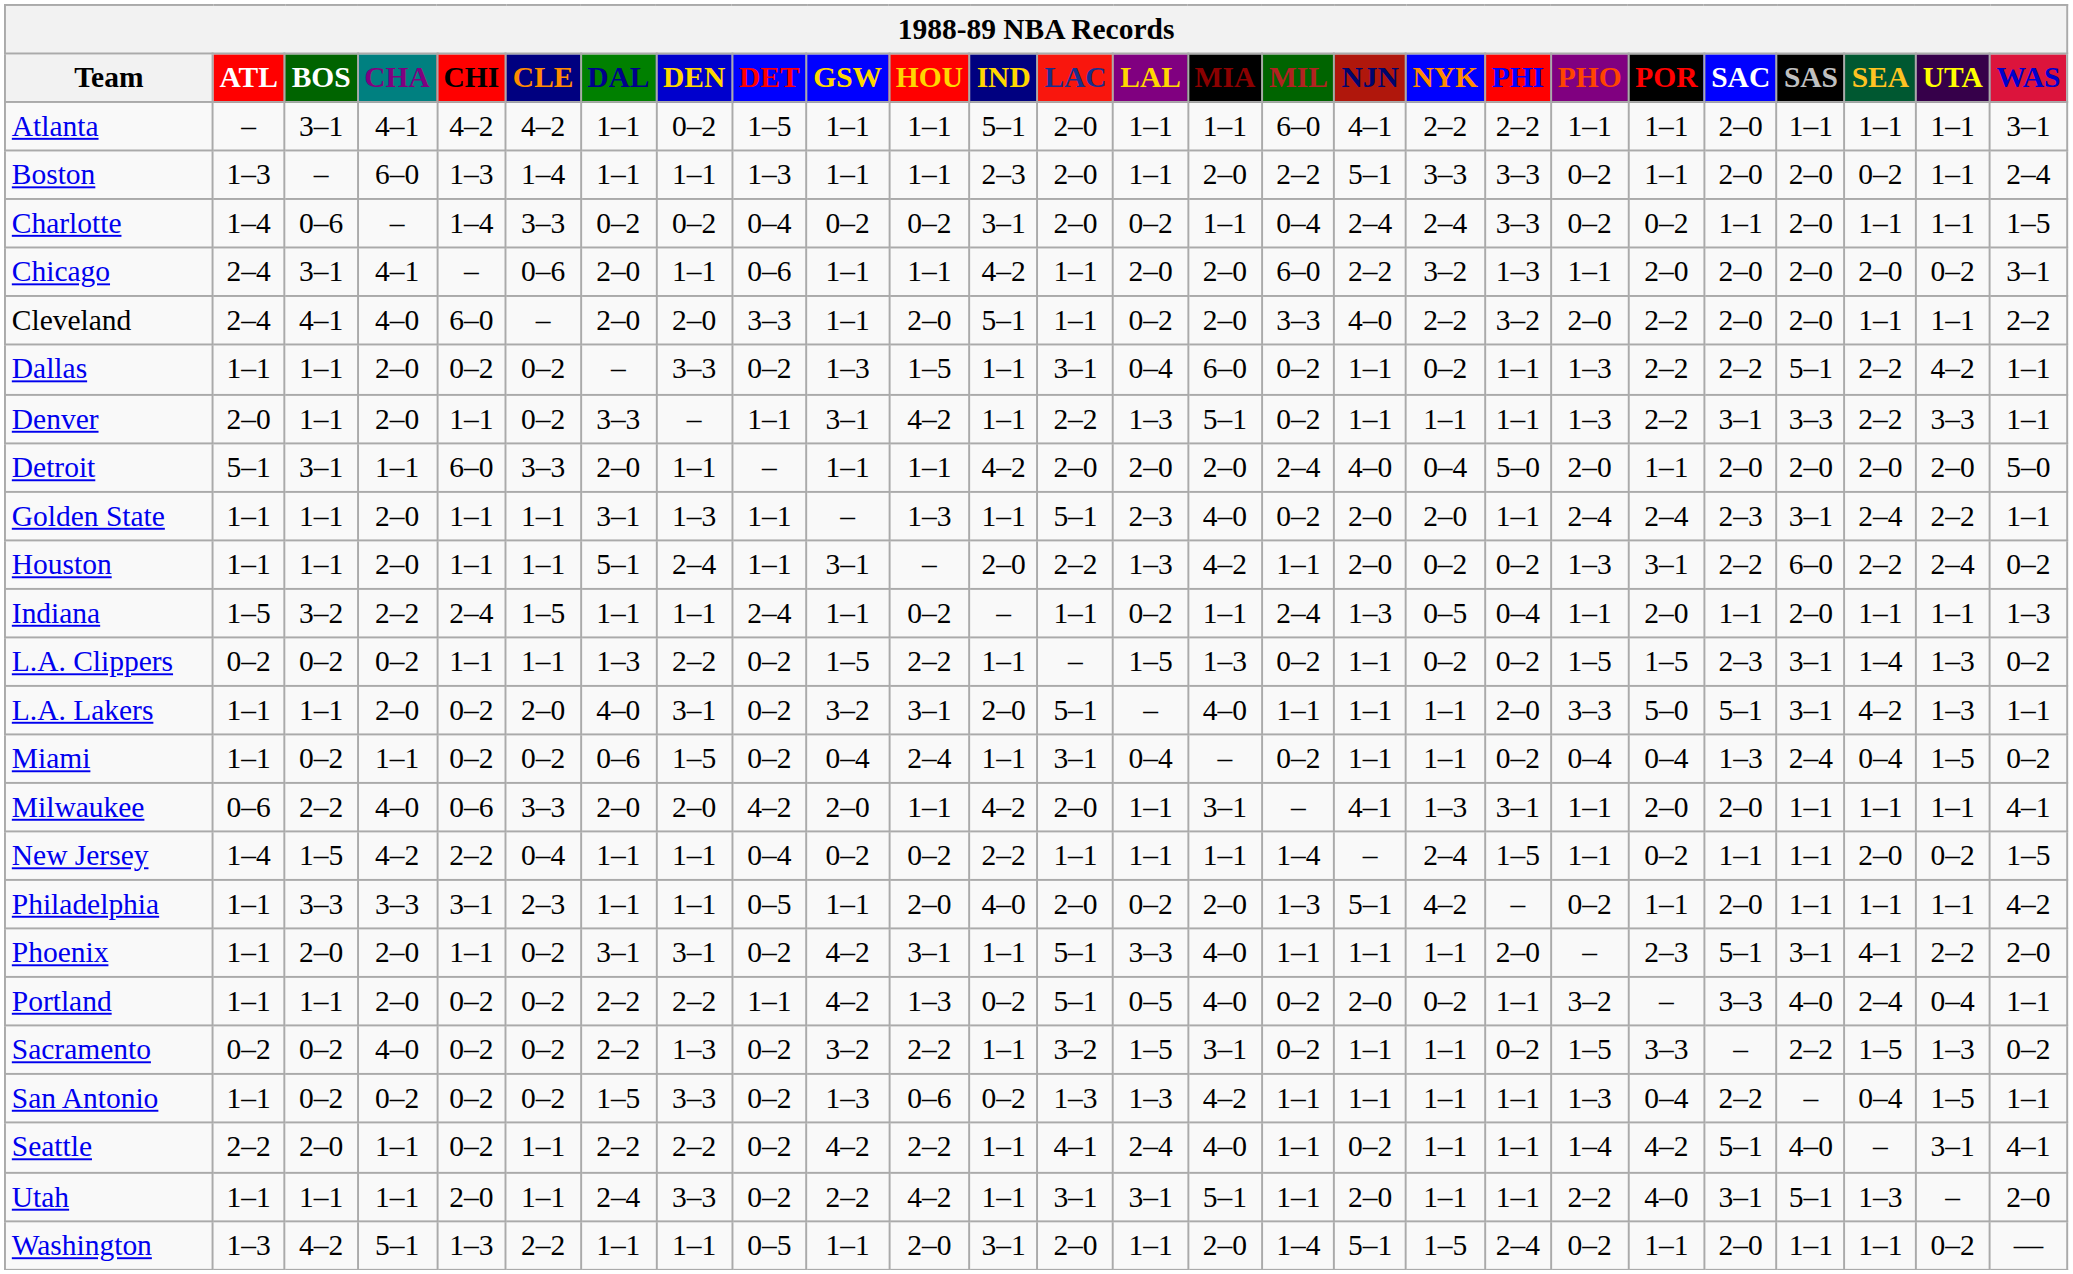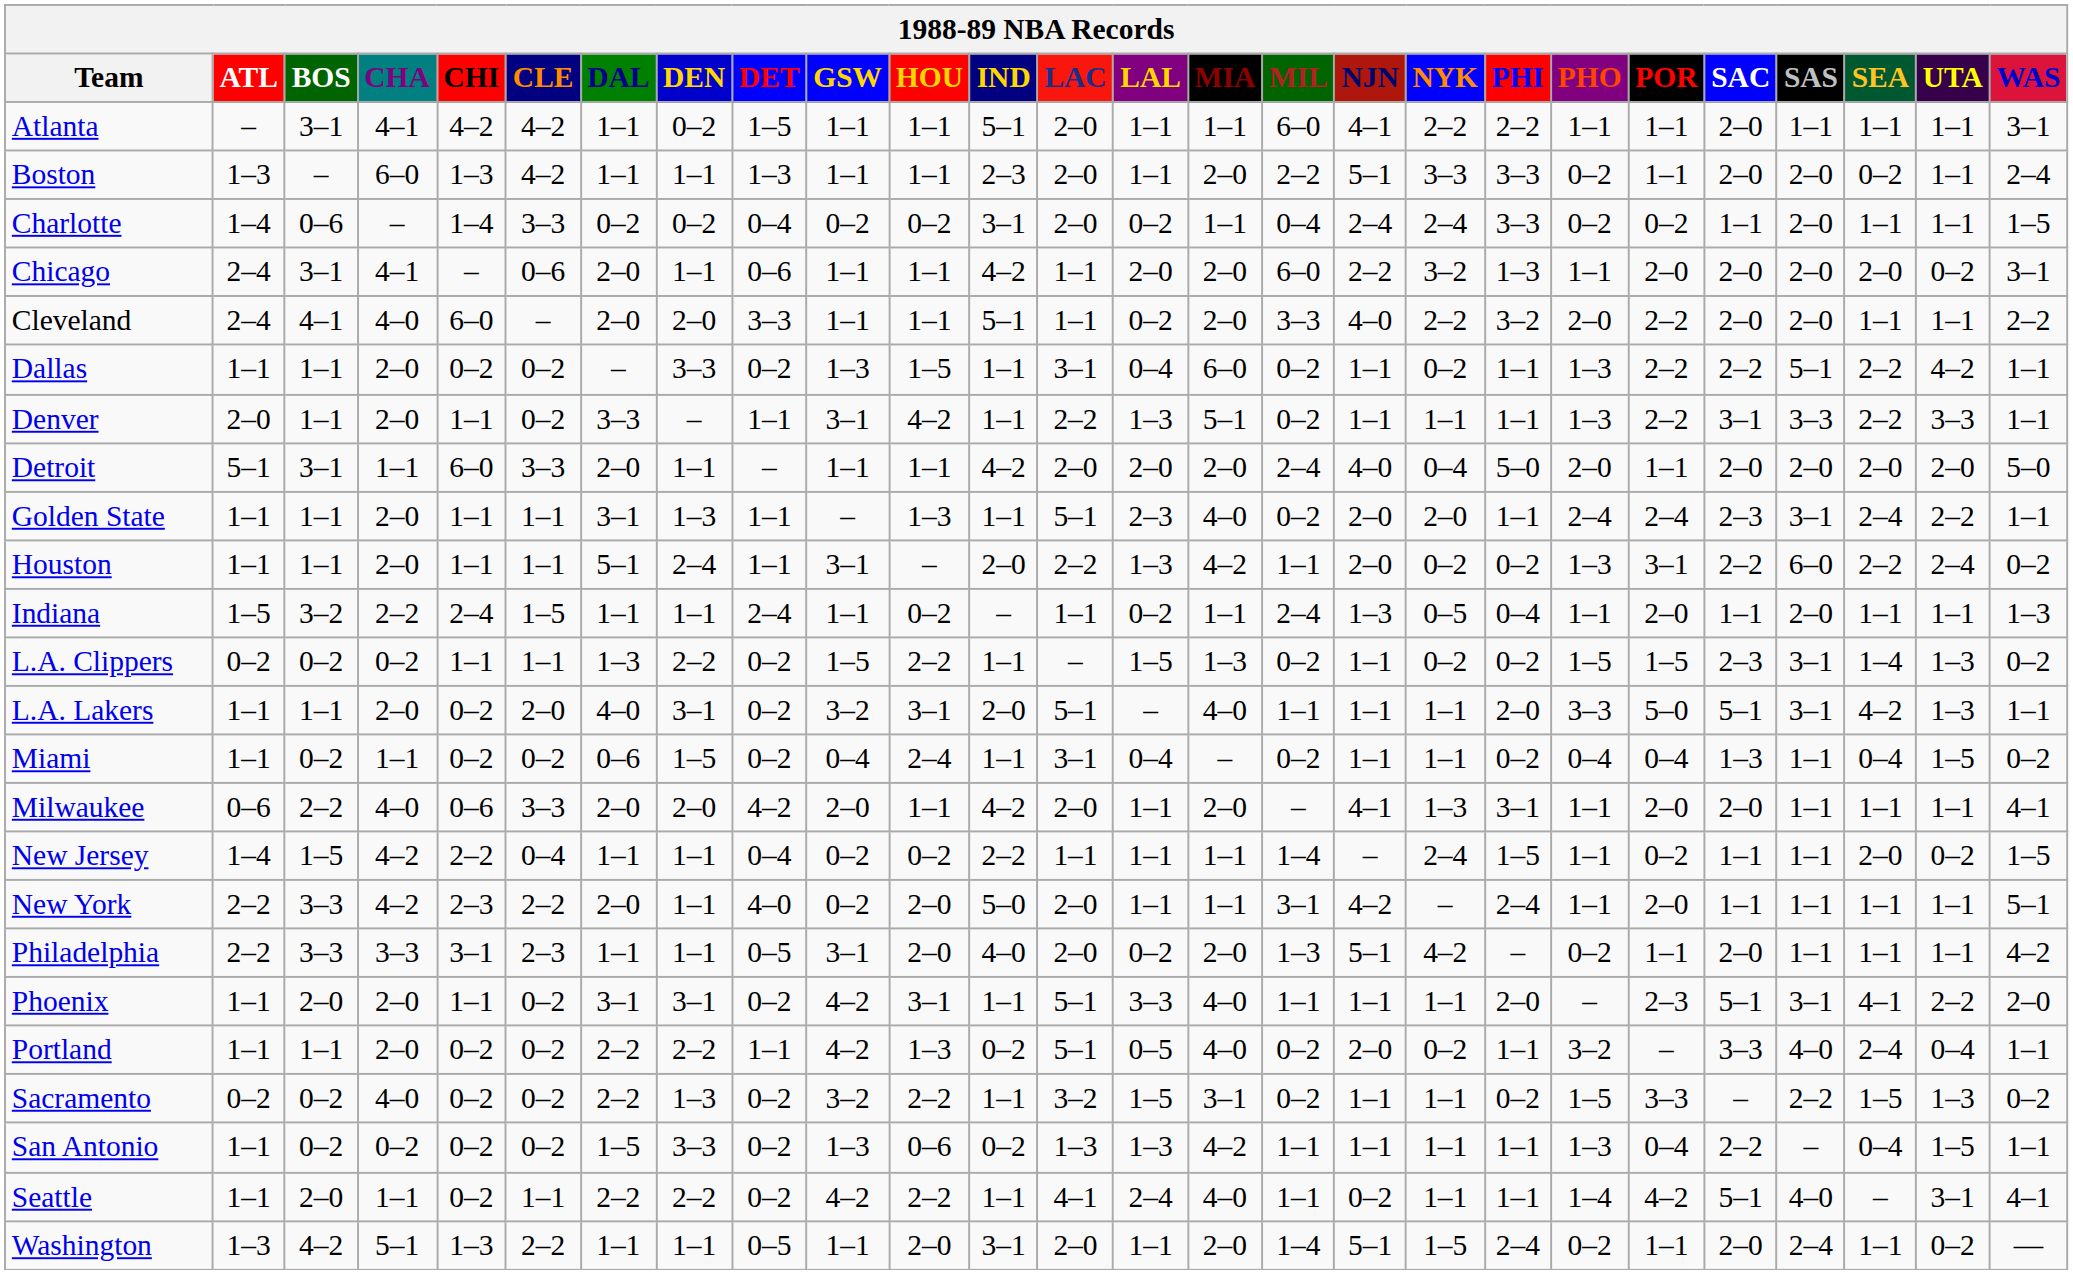(543, 174) 1–4 -> (543, 174) 4–2
(929, 320) 2–0 -> (929, 320) 1–1
(1811, 758) 2–4 -> (1811, 758) 1–1
(1225, 806) 3–1 -> (1225, 806) 2–0
+ row: (72, 904)
(249, 904) 1–1 -> (249, 952) 2–2
(848, 904) 1–1 -> (848, 952) 3–1
(249, 1147) 2–2 -> (249, 1195) 1–1
- row: (40, 1195)
(1811, 1244) 1–1 -> (1811, 1244) 2–4
